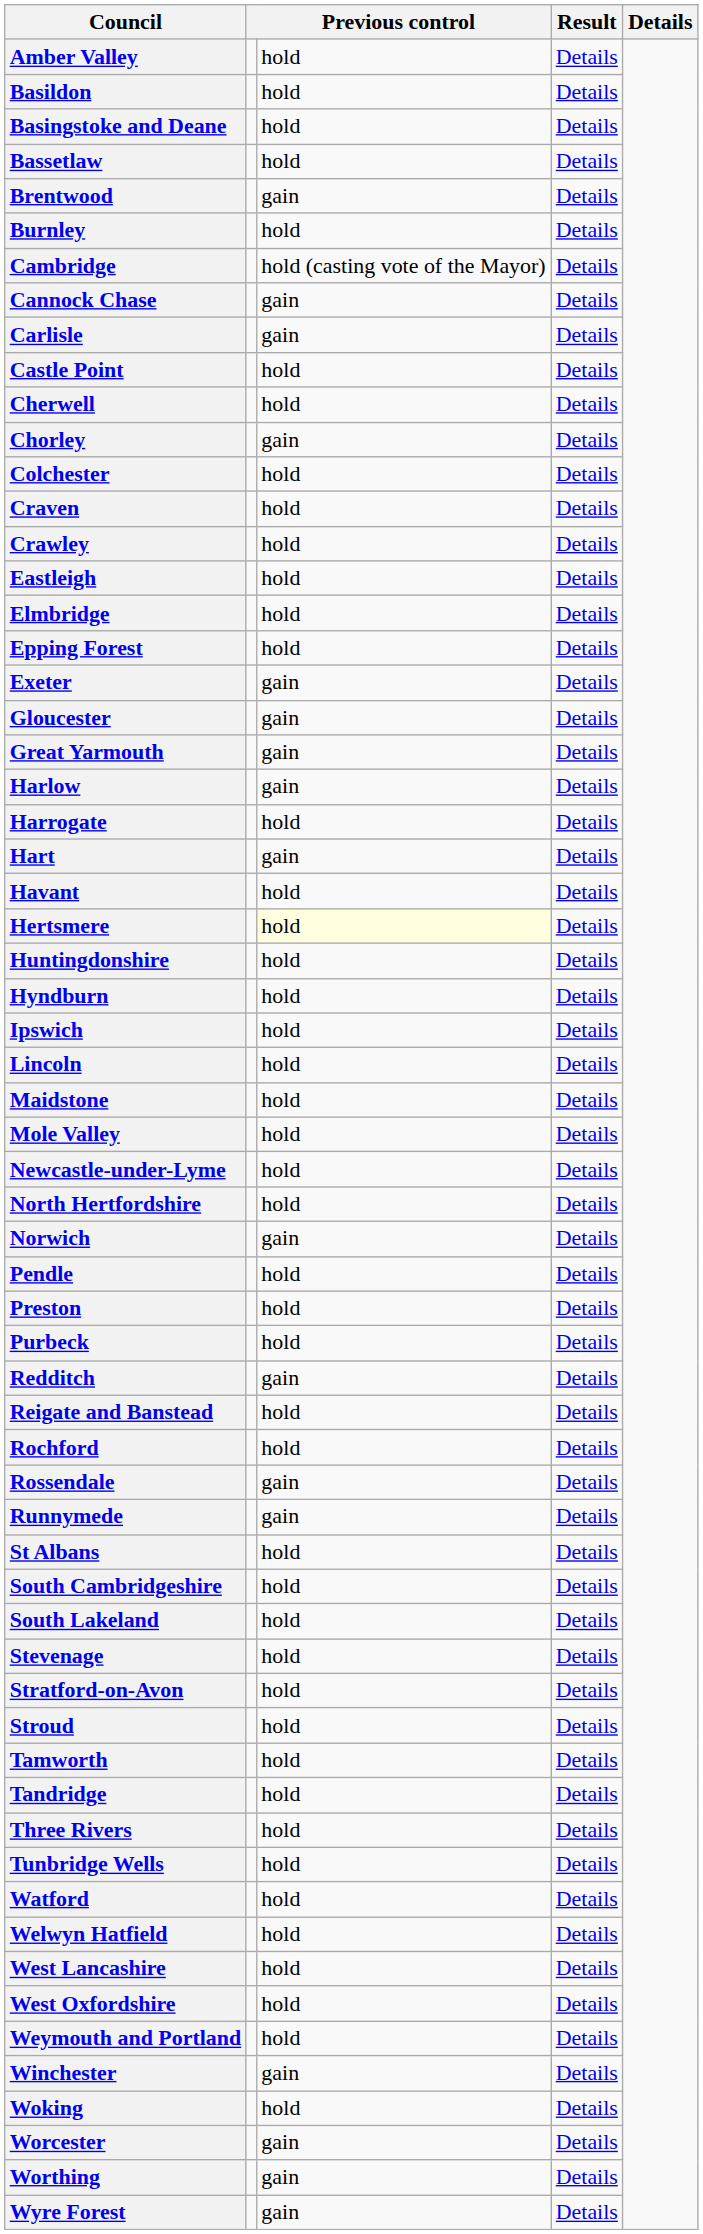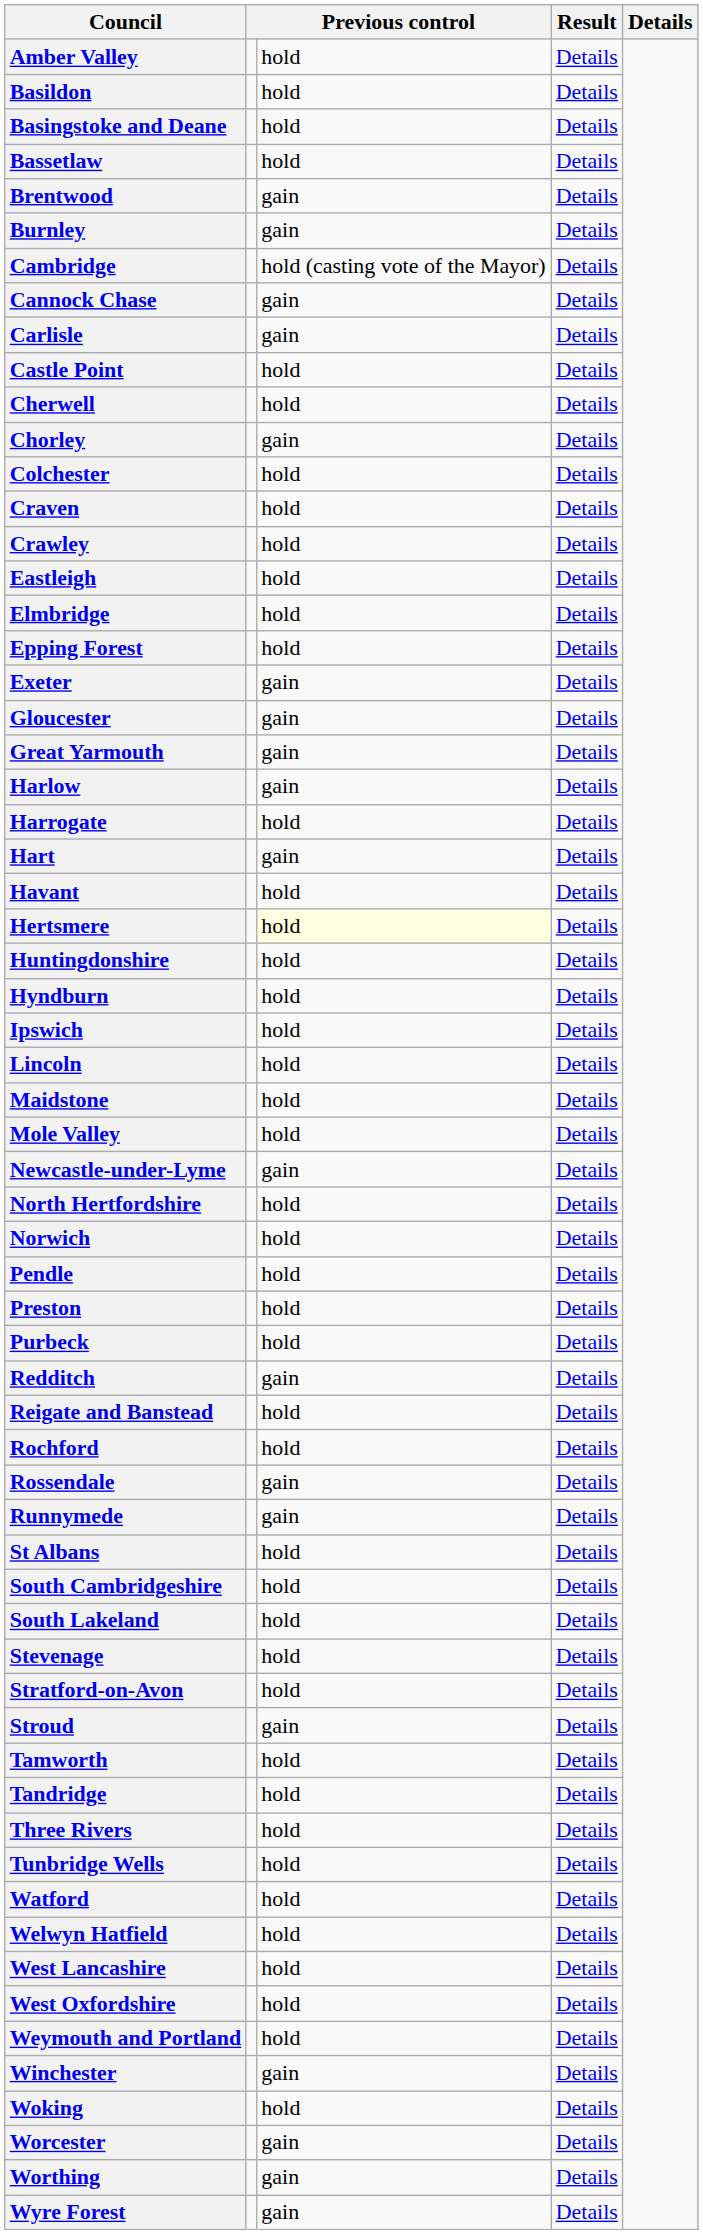(281, 230) hold -> (280, 230) gain
(281, 1169) hold -> (280, 1169) gain
(280, 1238) gain -> (281, 1238) hold
(281, 1725) hold -> (280, 1725) gain
